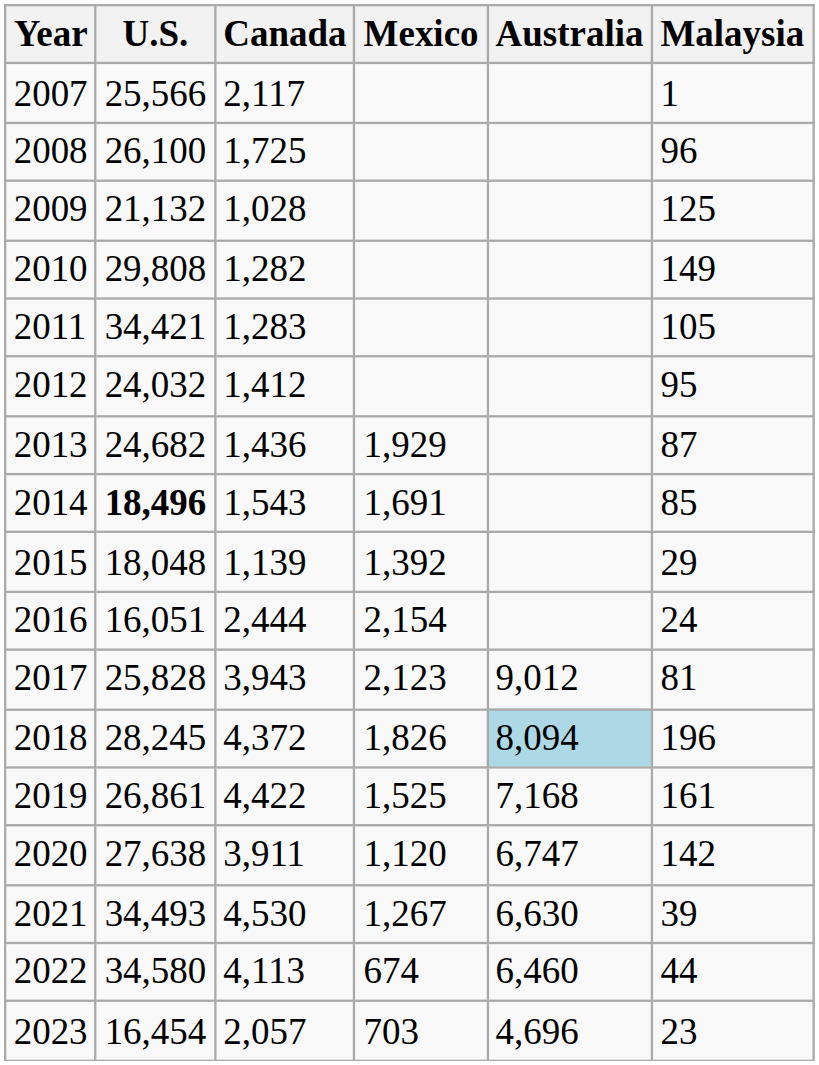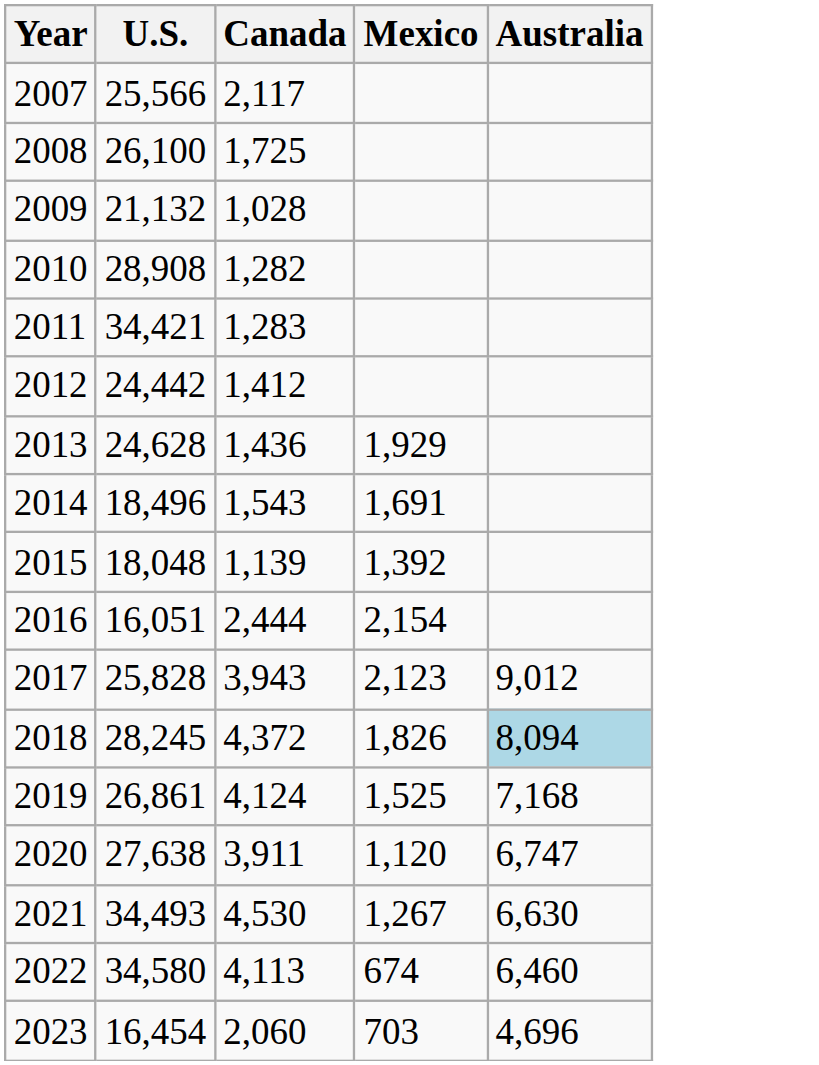- column: (732, 33)
(155, 268) 29,808 -> (155, 268) 28,908
(155, 385) 24,032 -> (155, 385) 24,442
(155, 444) 24,682 -> (155, 444) 24,628
(155, 502) bold -> (155, 502) normal
(265, 795) 4,422 -> (265, 795) 4,124
(265, 1030) 2,057 -> (265, 1030) 2,060
